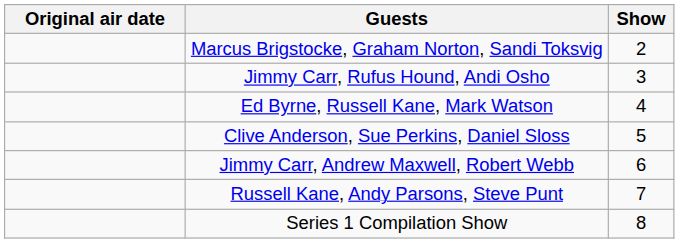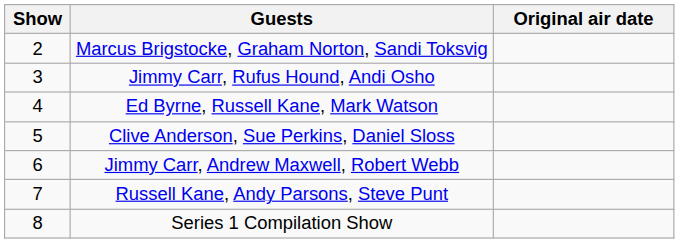columns swapped: (641, 19) <-> (95, 19)
